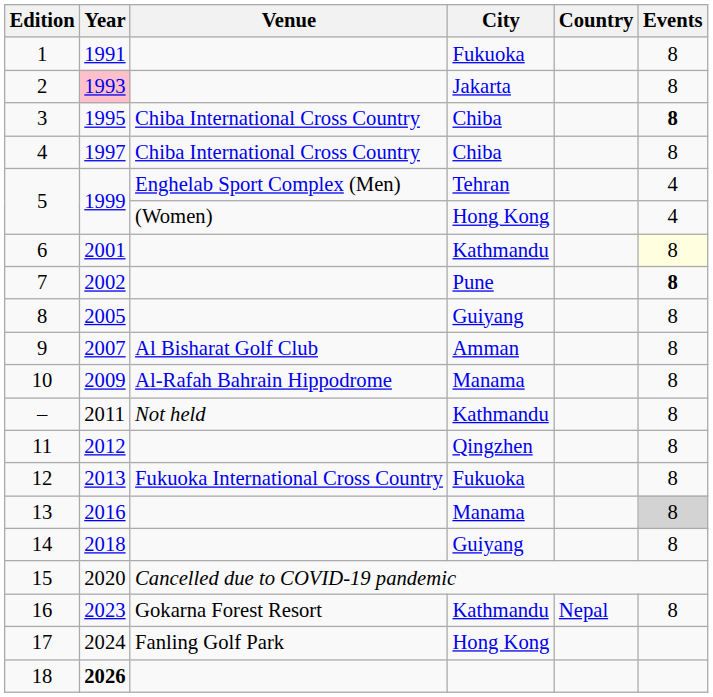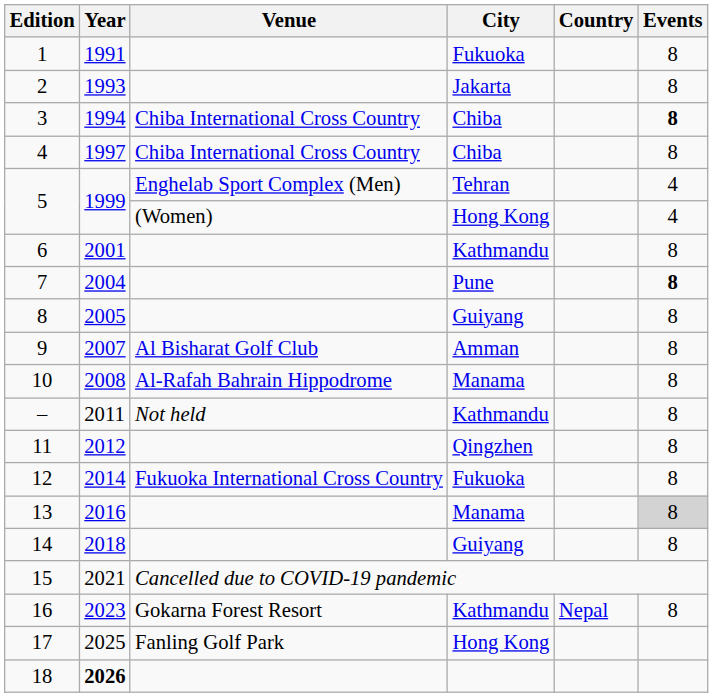(105, 86) pink background -> (105, 86) no background
(105, 119) 1995 -> (105, 119) 1994
(673, 250) lightyellow background -> (673, 250) no background
(105, 282) 2002 -> (105, 282) 2004
(105, 380) 2009 -> (105, 380) 2008
(105, 479) 2013 -> (105, 479) 2014
(105, 577) 2020 -> (105, 577) 2021
(105, 642) 2024 -> (105, 642) 2025
